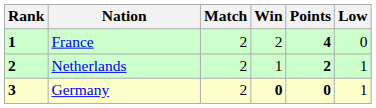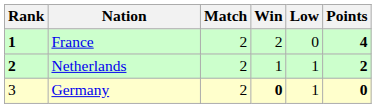columns swapped: (353, 16) <-> (310, 16)
(12, 90) bold -> (12, 90) normal
